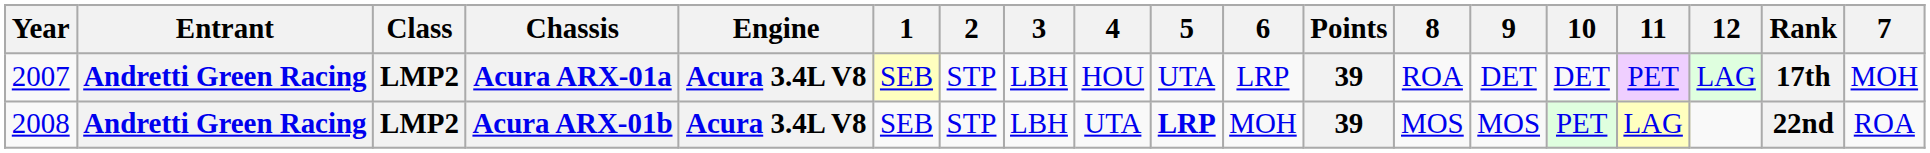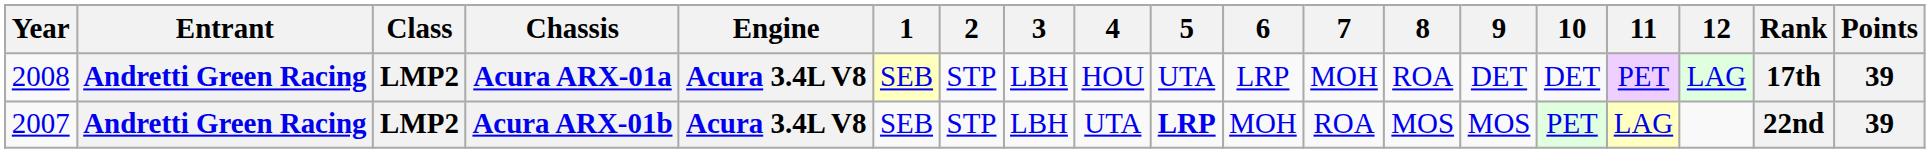columns swapped: (1884, 28) <-> (1349, 28)
(41, 76) 2007 -> (41, 76) 2008
(41, 124) 2008 -> (41, 124) 2007
